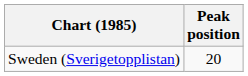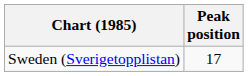(214, 58) 20 -> (214, 58) 17
